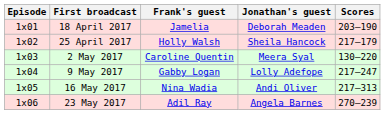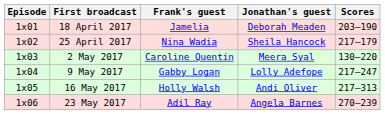(189, 42) Holly Walsh -> (189, 42) Nina Wadia
(189, 87) Nina Wadia -> (189, 87) Holly Walsh
